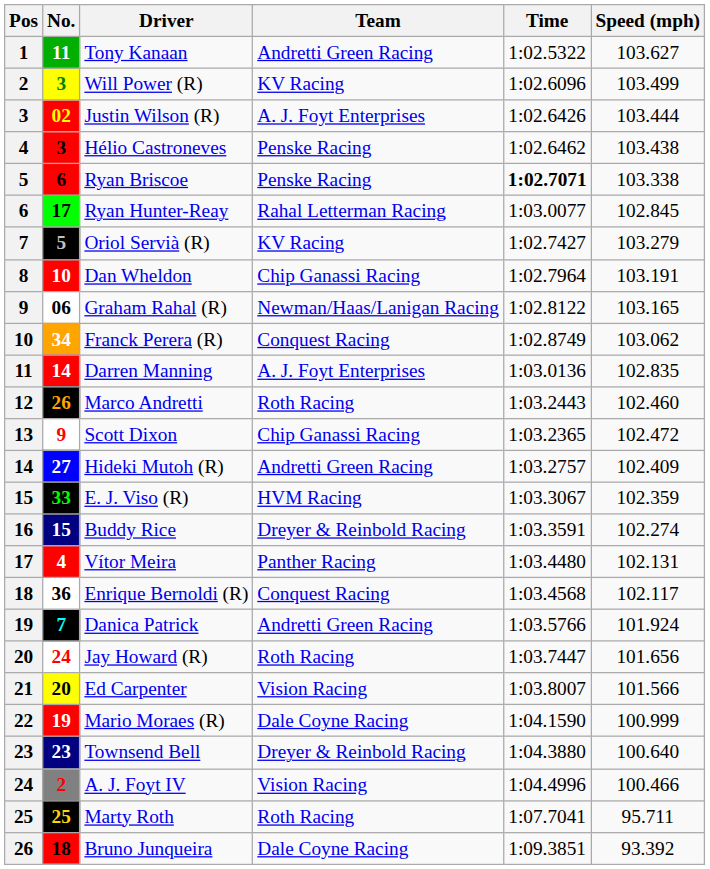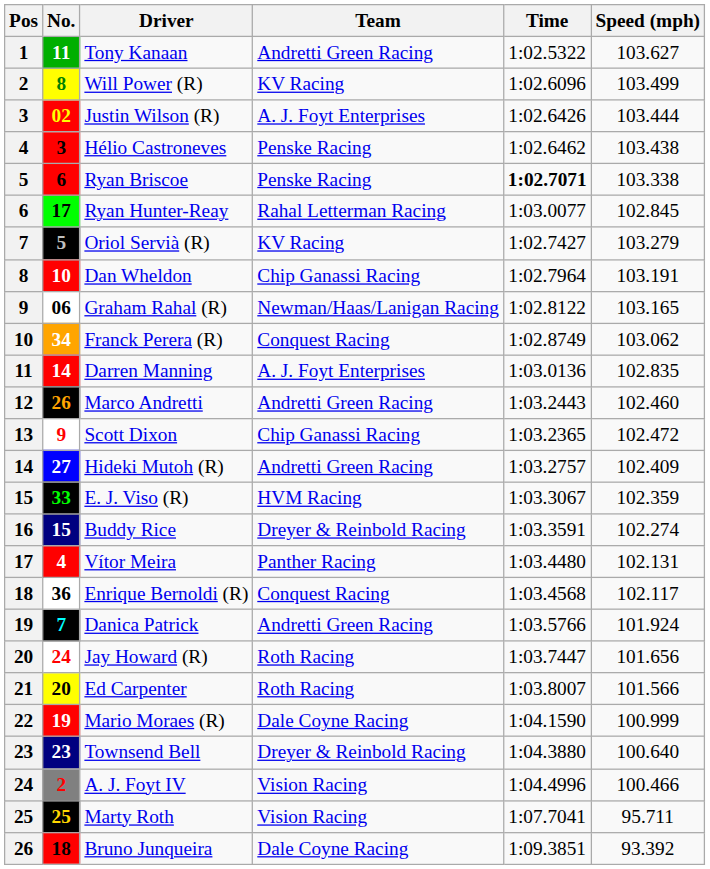(61, 84) 3 -> (61, 84) 8
(306, 402) Roth Racing -> (345, 402) Andretti Green Racing
(312, 689) Vision Racing -> (306, 689) Roth Racing
(306, 816) Roth Racing -> (312, 816) Vision Racing
